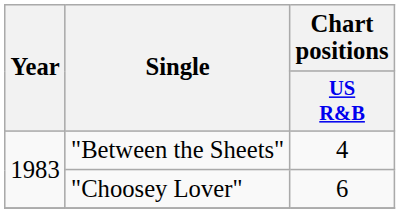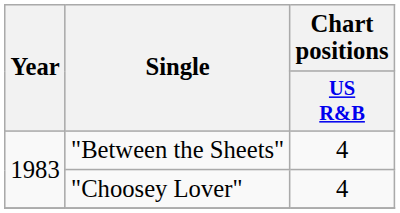(342, 188) 6 -> (342, 188) 4
